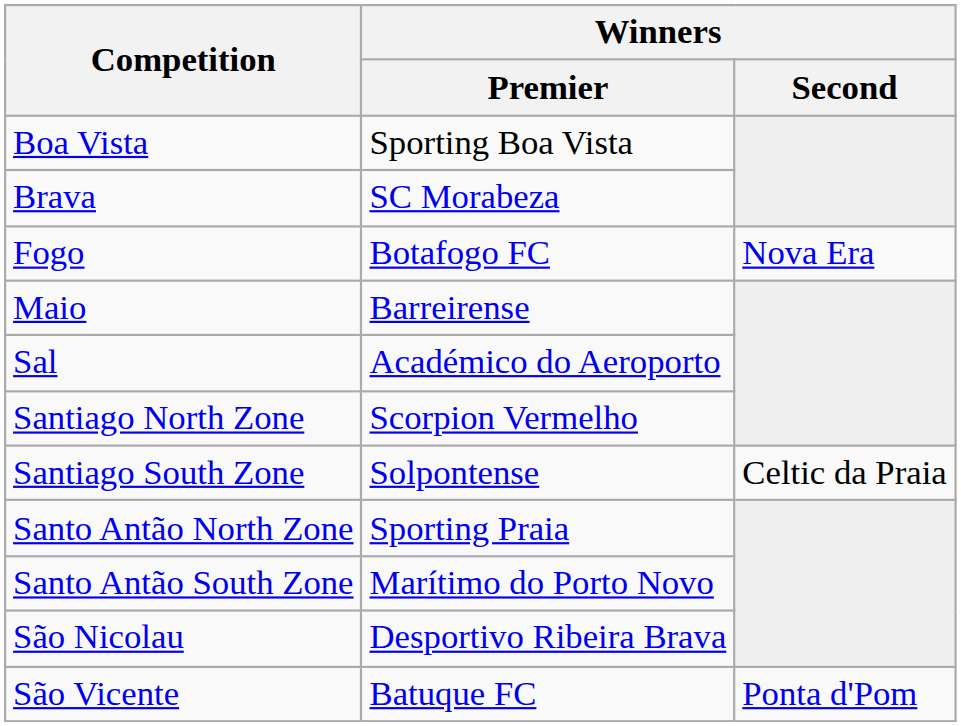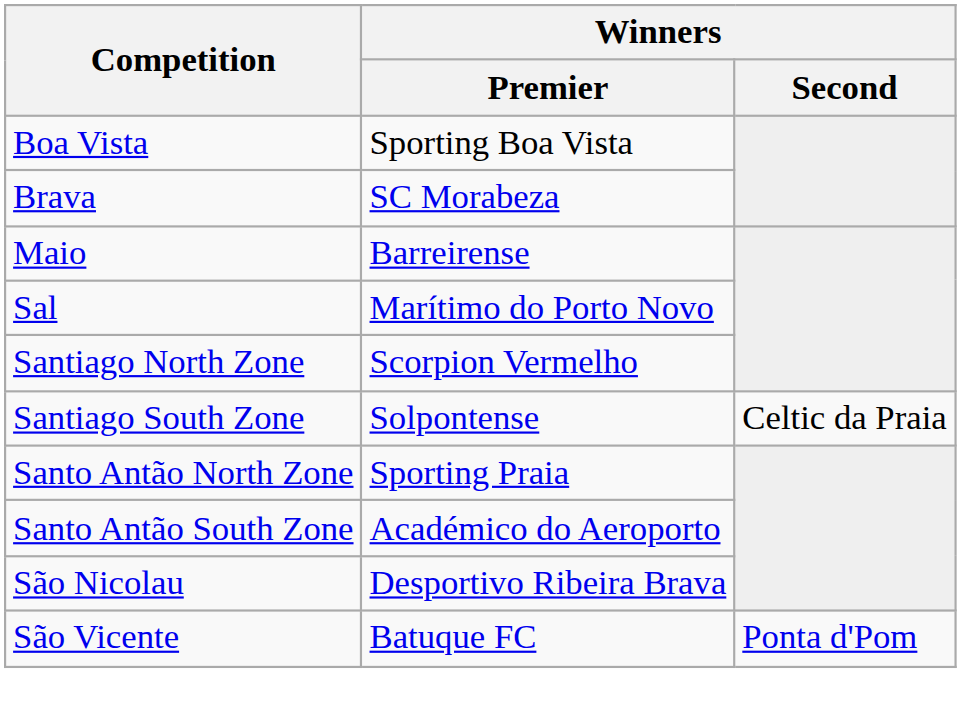- row: (49, 252)
(545, 362) Académico do Aeroporto -> (542, 307) Marítimo do Porto Novo
(542, 582) Marítimo do Porto Novo -> (545, 527) Académico do Aeroporto
